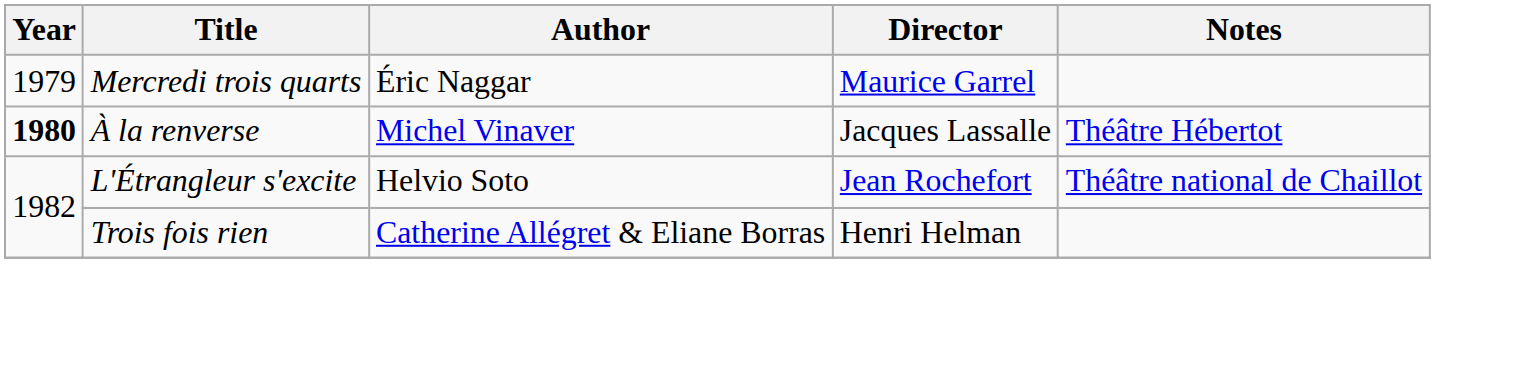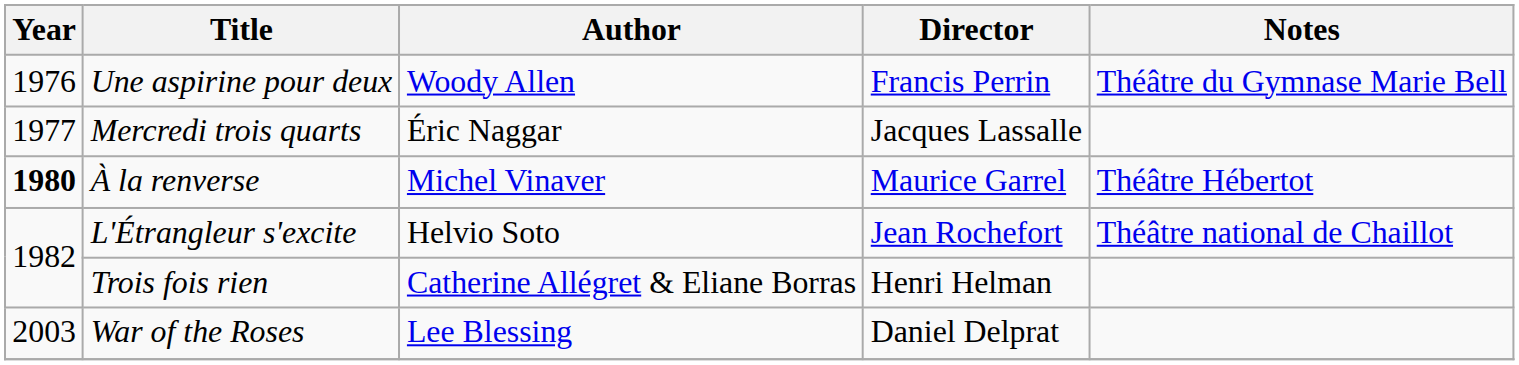+ row: (241, 80)
(44, 80) 1979 -> (44, 130) 1977
(938, 80) Maurice Garrel -> (976, 130) Jacques Lassalle
(945, 130) Jacques Lassalle -> (968, 181) Maurice Garrel
+ row: (198, 332)
